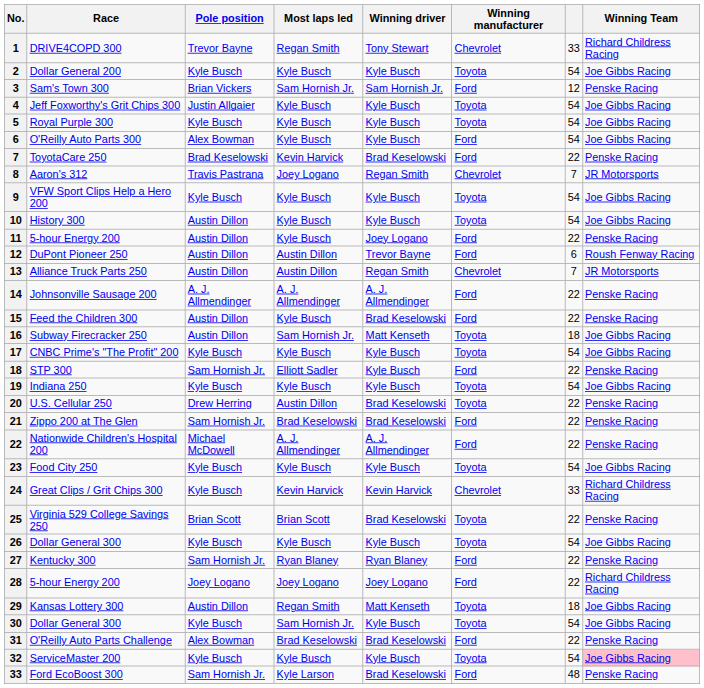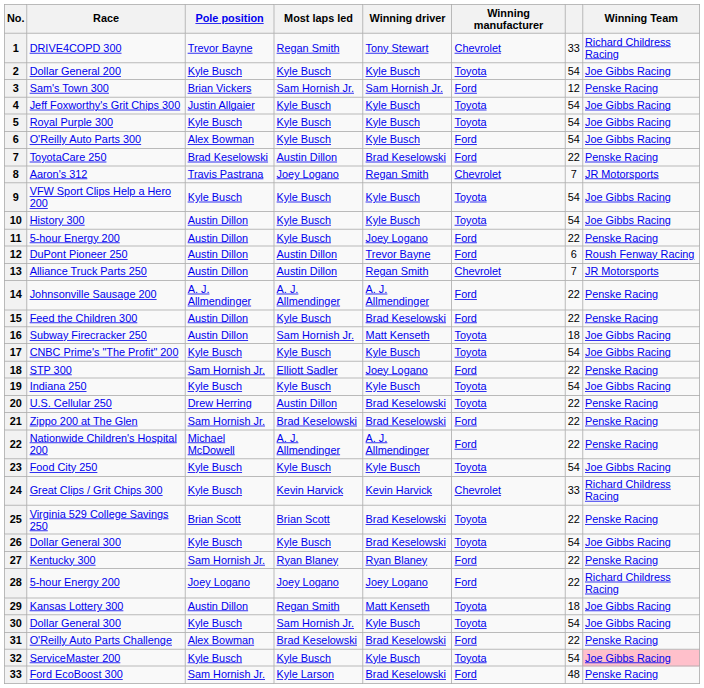(310, 157) Kevin Harvick -> (307, 157) Austin Dillon
(393, 369) Kyle Busch -> (397, 369) Joey Logano
(393, 542) Kyle Busch -> (406, 542) Brad Keselowski
